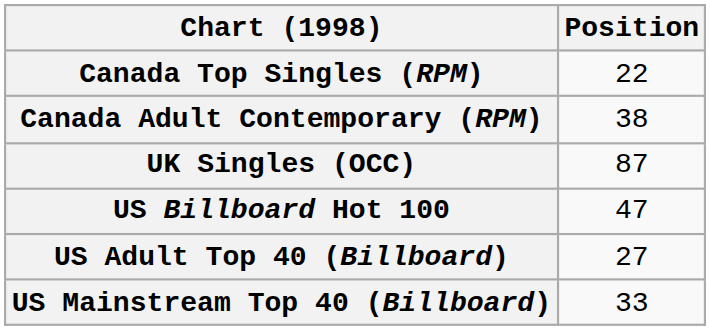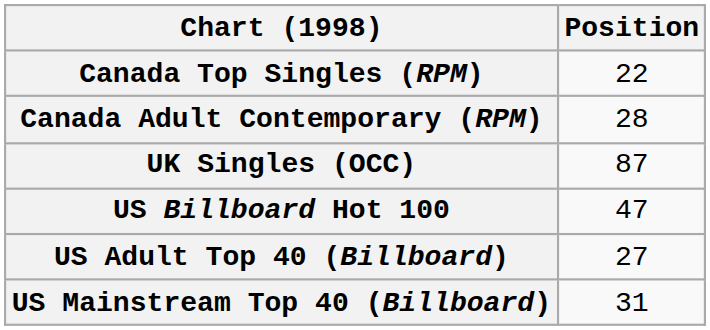(632, 119) 38 -> (632, 119) 28
(632, 303) 33 -> (632, 303) 31
